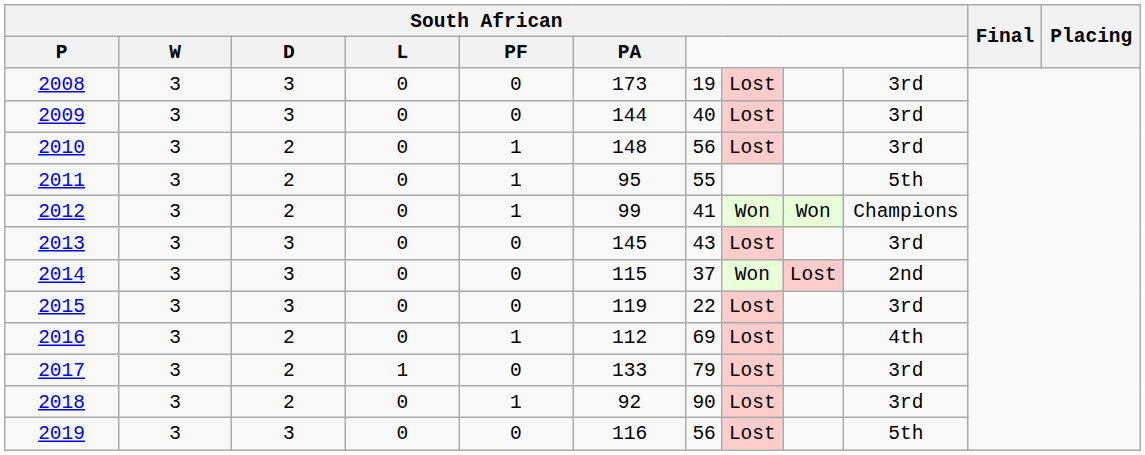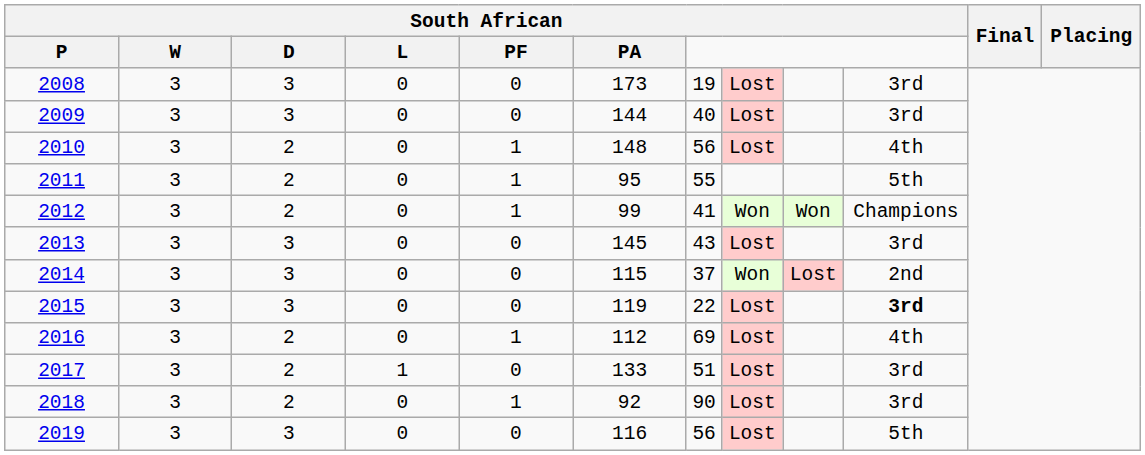(906, 148) 3rd -> (906, 148) 4th
(906, 307) normal -> (906, 307) bold
(704, 370) 79 -> (704, 370) 51
